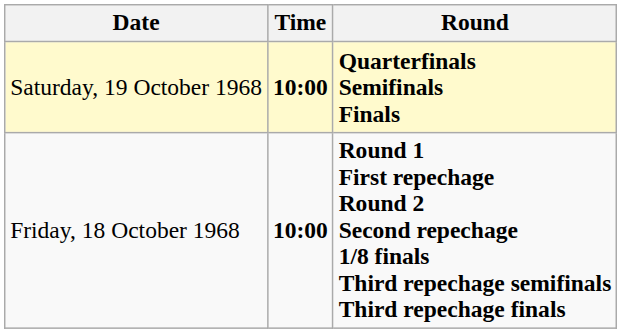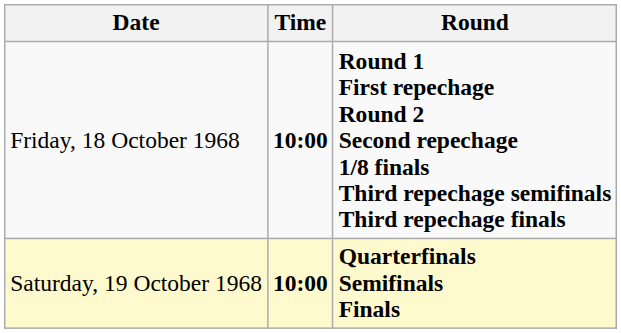rows swapped: (125, 230) <-> (136, 86)
